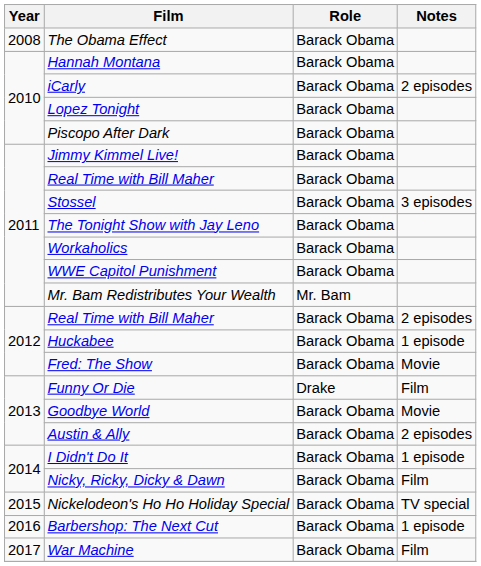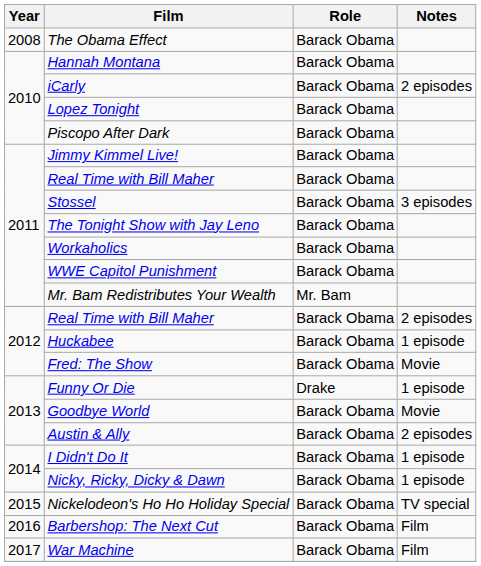(415, 388) Film -> (433, 388) 1 episode
(415, 481) Film -> (433, 481) 1 episode
(433, 527) 1 episode -> (415, 527) Film
